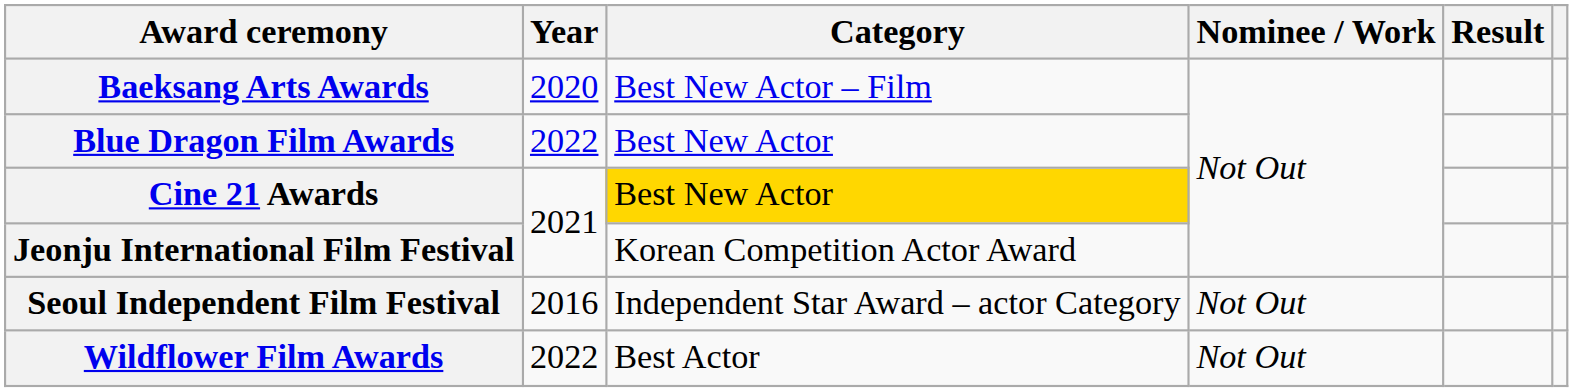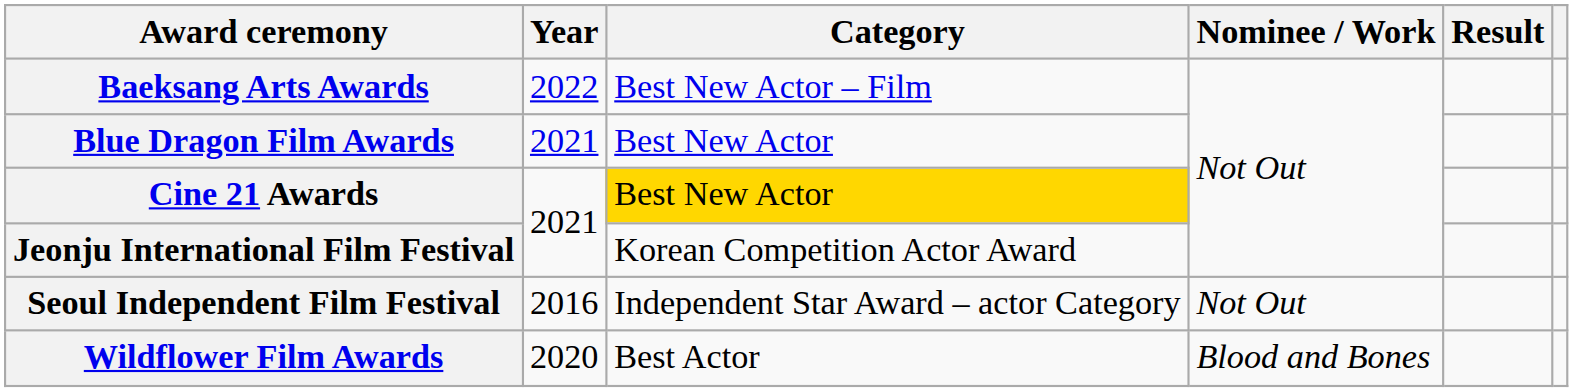(564, 85) 2020 -> (564, 85) 2022
(564, 140) 2022 -> (564, 140) 2021
(564, 357) 2022 -> (564, 357) 2020
(1251, 357) Not Out -> (1313, 357) Blood and Bones
